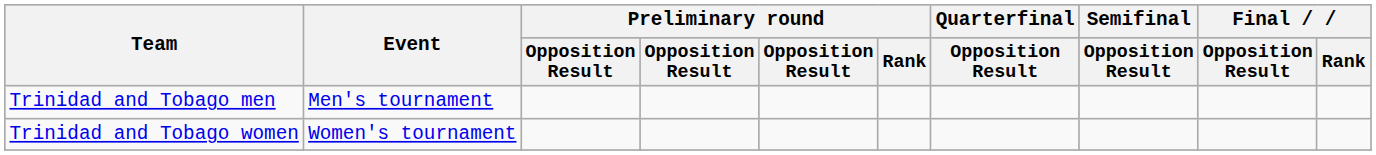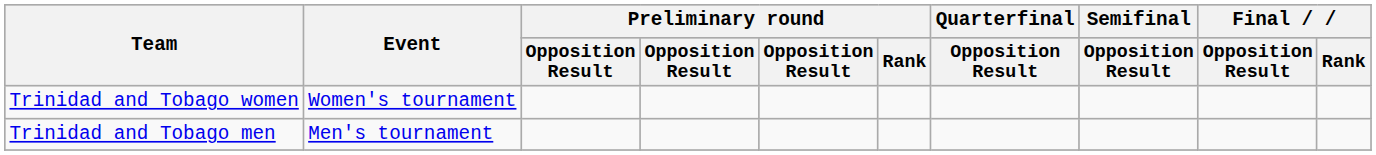rows swapped: (143, 102) <-> (154, 134)
